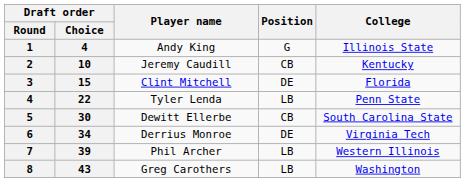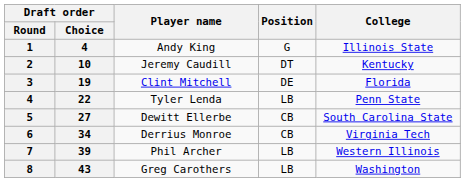(287, 65) CB -> (287, 65) DT
(84, 83) 15 -> (84, 83) 19
(84, 118) 30 -> (84, 118) 27
(287, 135) DE -> (287, 135) CB
